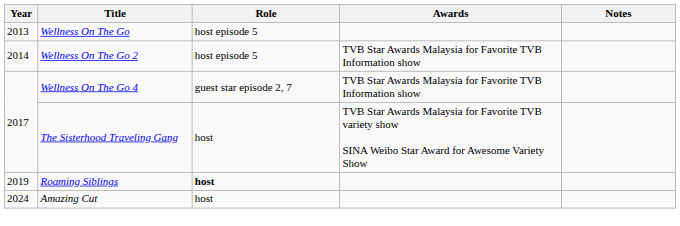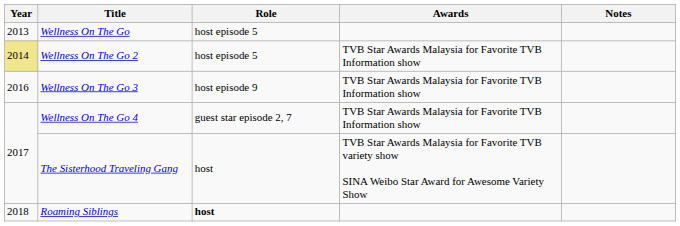(18, 56) no background -> (18, 56) khaki background
+ row: (89, 87)
(18, 181) 2019 -> (18, 212) 2018
- row: (69, 199)
